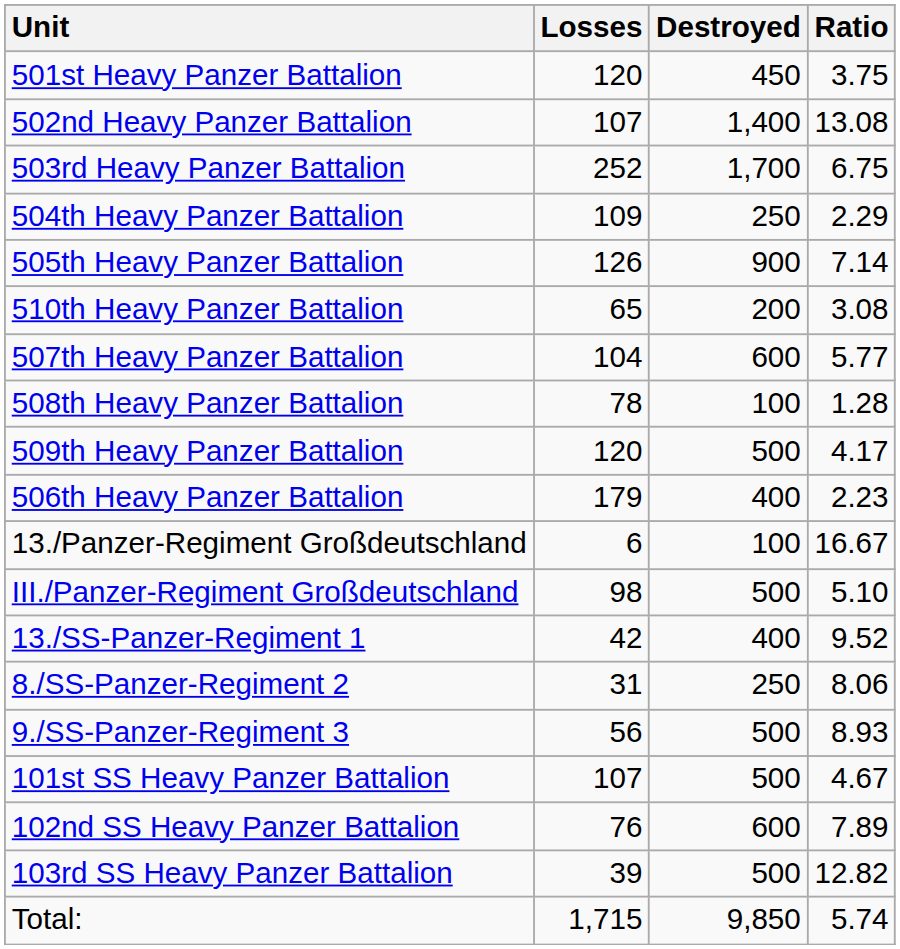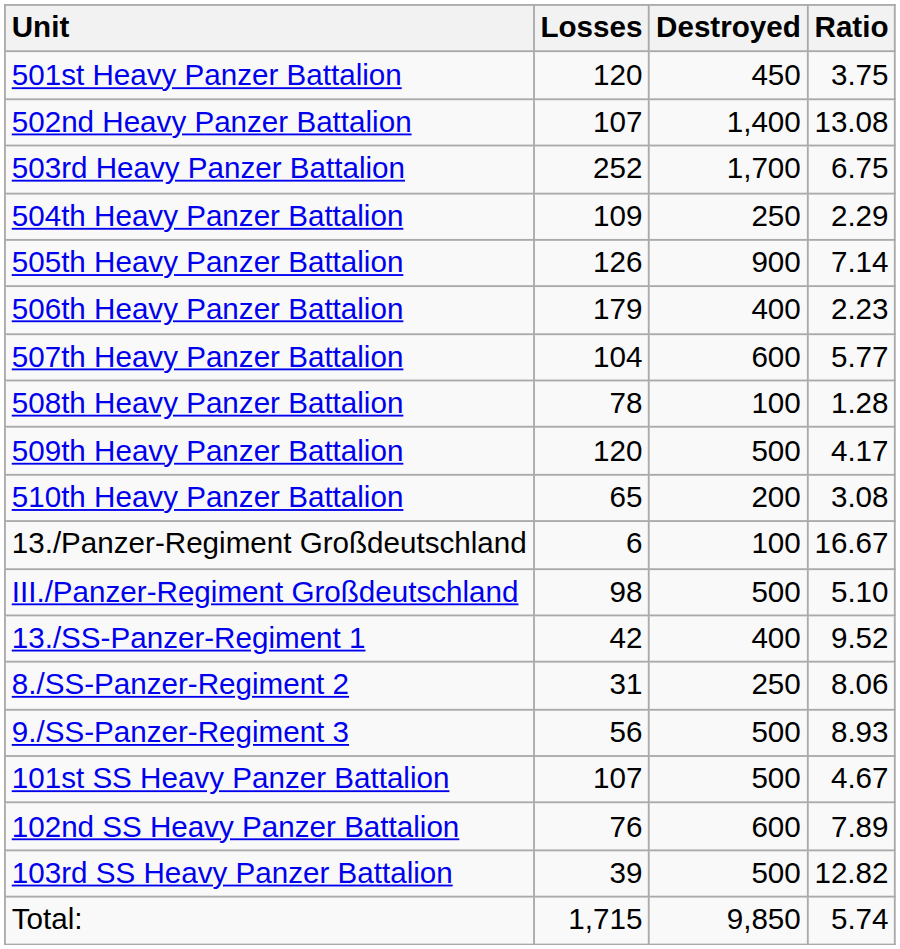rows swapped: (208, 497) <-> (208, 309)
